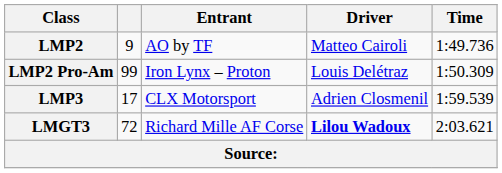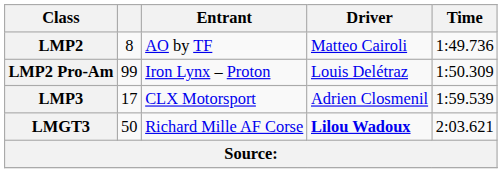(129, 45) 9 -> (129, 45) 8
(129, 126) 72 -> (129, 126) 50
